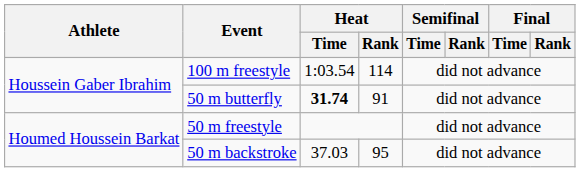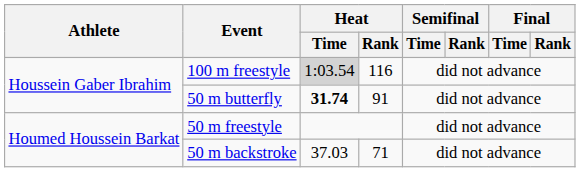(329, 71) no background -> (329, 71) lightgrey background
(380, 71) 114 -> (380, 71) 116
(380, 153) 95 -> (380, 153) 71
